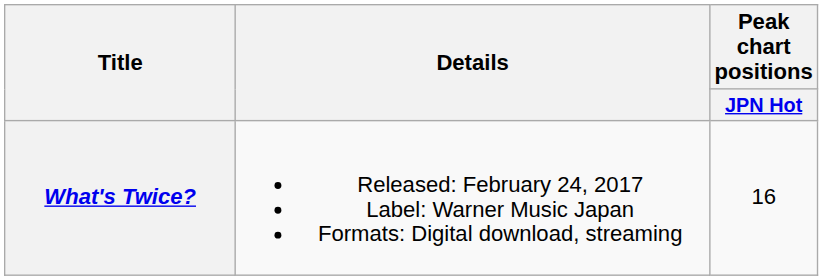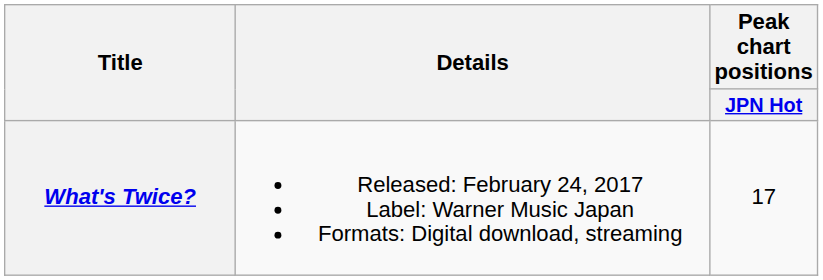(764, 197) 16 -> (764, 197) 17
